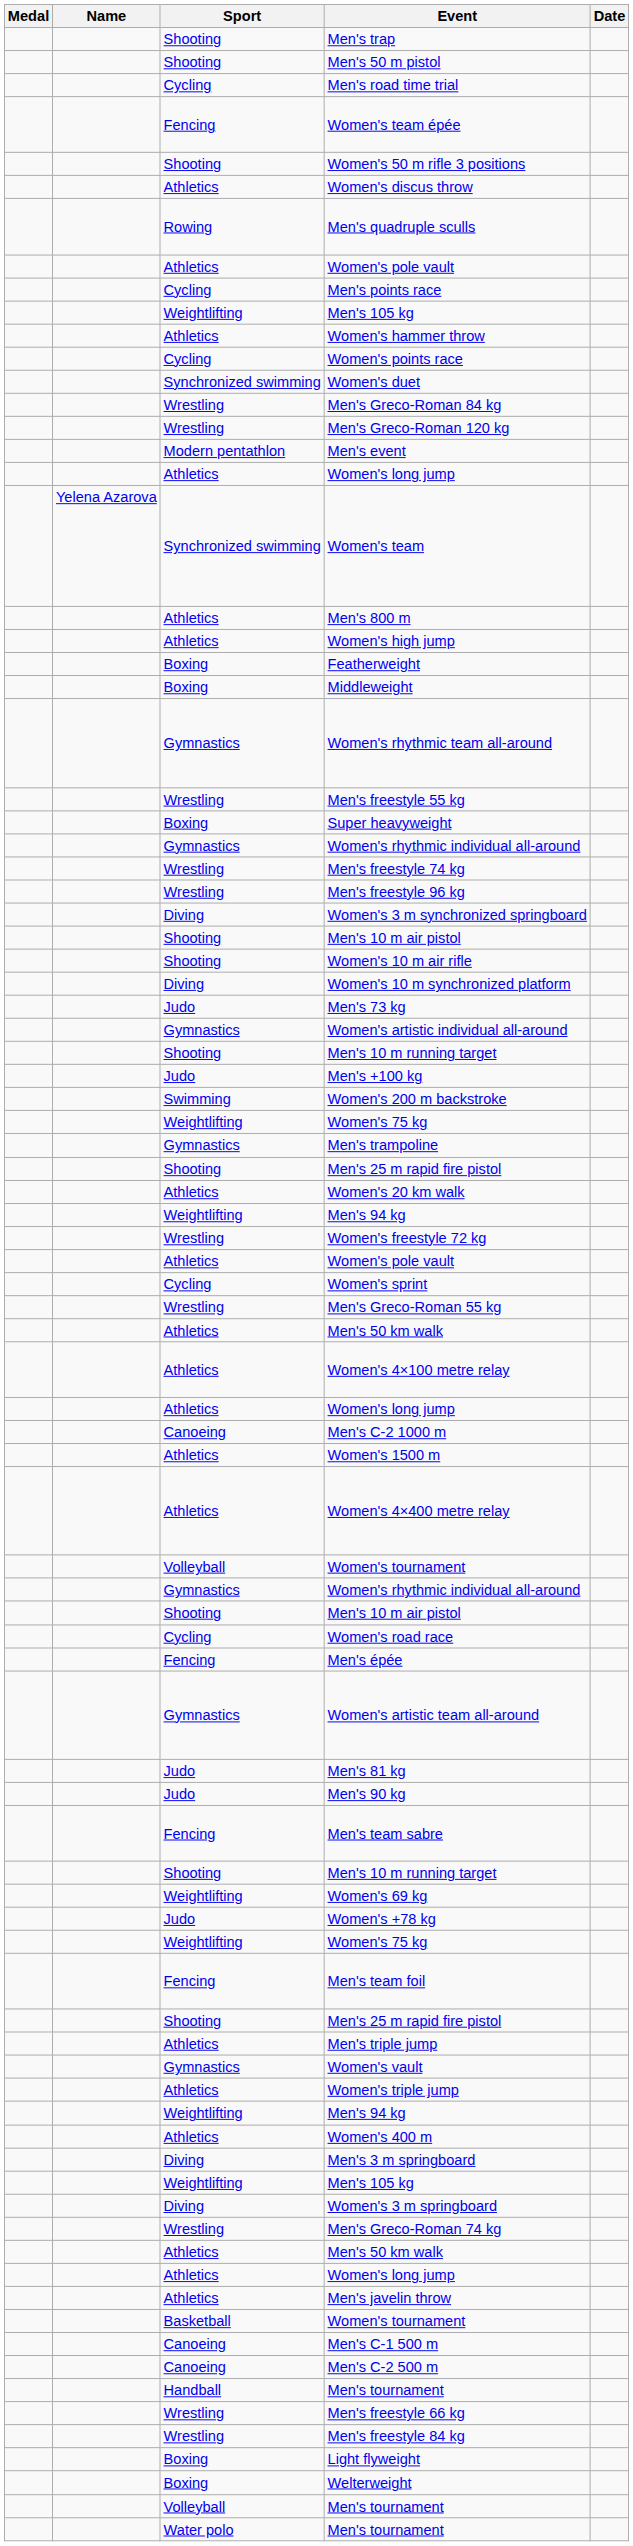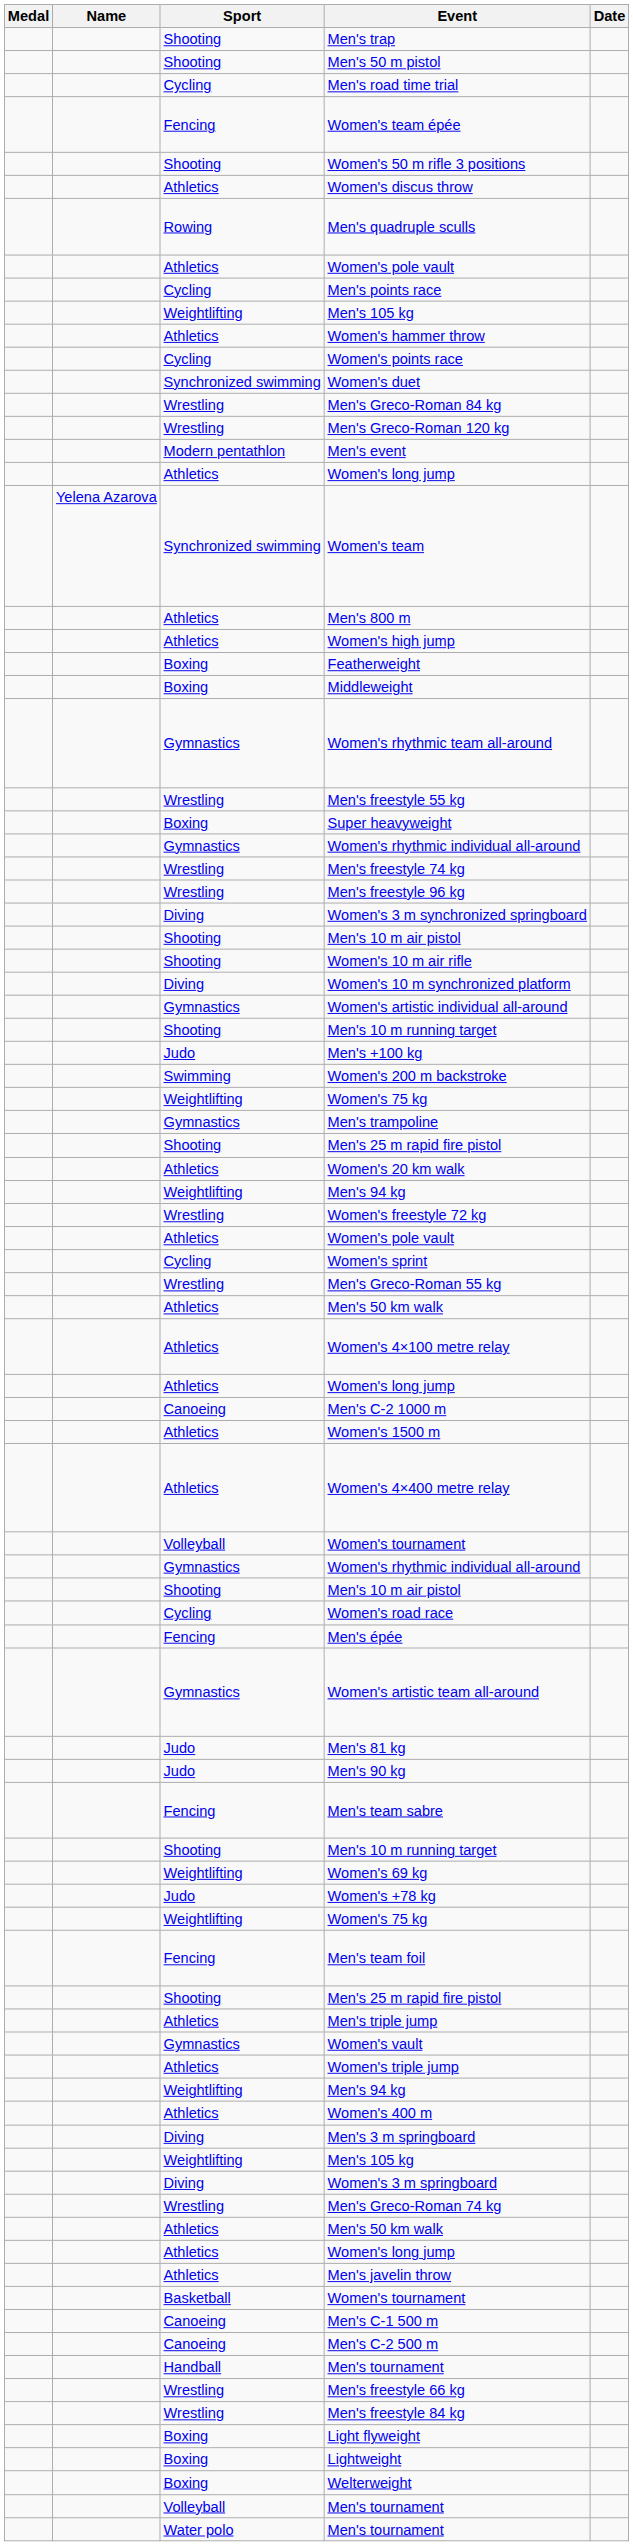- row: (179, 1007)
+ row: (186, 2460)
